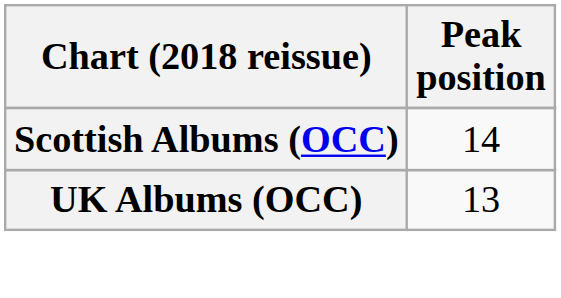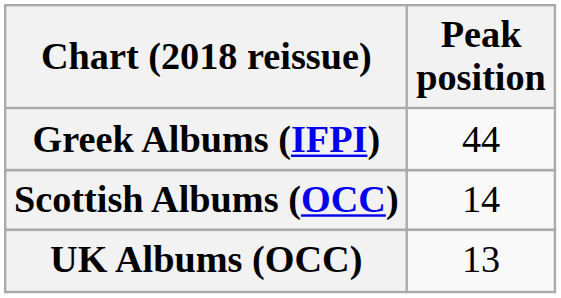+ row: (206, 138)
